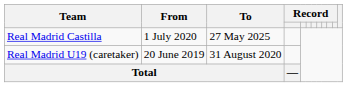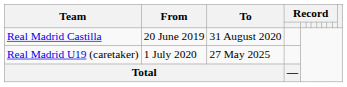(170, 36) 1 July 2020 -> (174, 36) 20 June 2019
(240, 36) 27 May 2025 -> (246, 36) 31 August 2020
(174, 54) 20 June 2019 -> (170, 54) 1 July 2020
(246, 54) 31 August 2020 -> (240, 54) 27 May 2025
